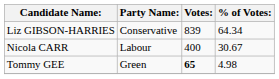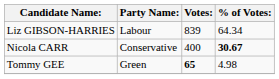(148, 30) Conservative -> (135, 30) Labour
(135, 47) Labour -> (148, 47) Conservative
(230, 47) normal -> (230, 47) bold
